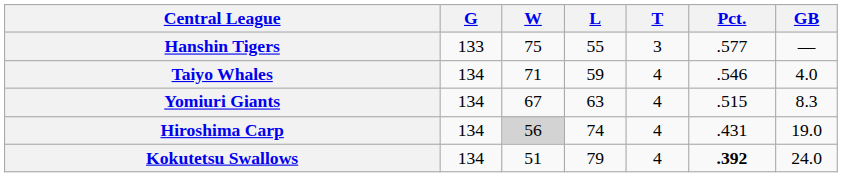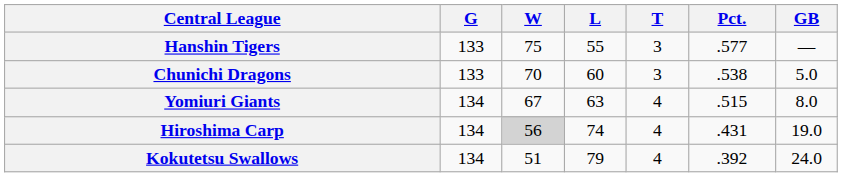- row: (222, 74)
+ row: (222, 74)
(807, 102) 8.3 -> (807, 102) 8.0
(732, 158) bold -> (732, 158) normal
